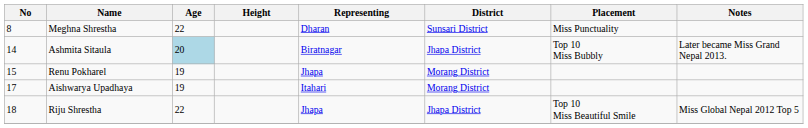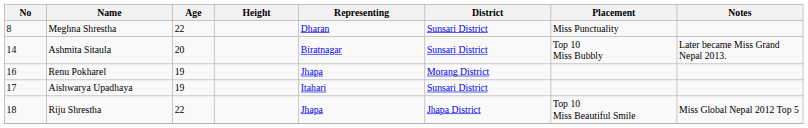(180, 50) lightblue background -> (180, 50) no background
(454, 50) Jhapa District -> (457, 50) Sunsari District
(11, 72) 15 -> (11, 72) 16
(458, 88) Morang District -> (457, 88) Sunsari District
